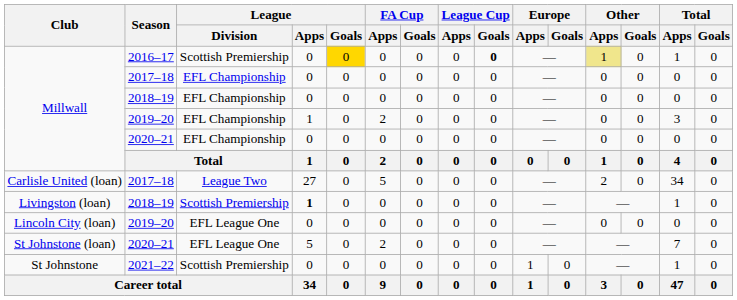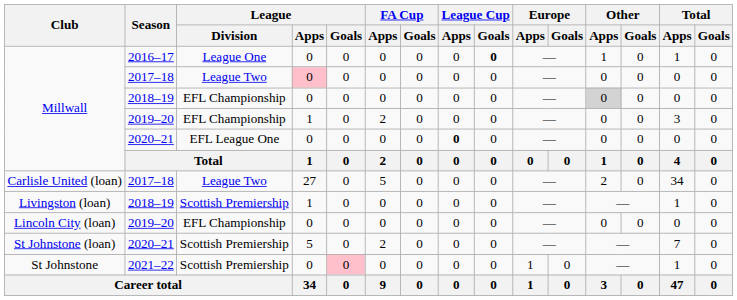(234, 56) Scottish Premiership -> (234, 56) League One
(346, 56) gold background -> (346, 56) no background
(604, 56) khaki background -> (604, 56) no background
(234, 77) EFL Championship -> (234, 77) League Two
(309, 77) no background -> (309, 77) pink background
(604, 98) no background -> (604, 98) lightgrey background
(234, 139) EFL Championship -> (234, 139) EFL League One
(456, 139) normal -> (456, 139) bold
(309, 202) bold -> (309, 202) normal
(234, 222) EFL League One -> (234, 222) EFL Championship
(234, 243) EFL League One -> (234, 243) Scottish Premiership
(346, 264) no background -> (346, 264) pink background
